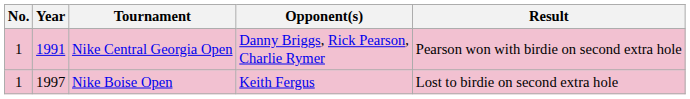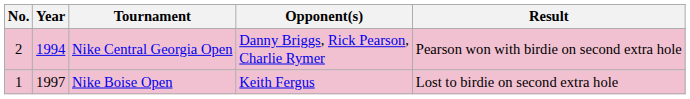(19, 49) 1 -> (19, 49) 2
(51, 49) 1991 -> (51, 49) 1994
